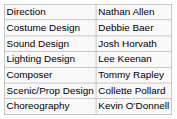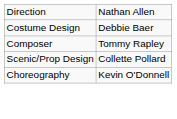- row: (38, 43)
- row: (41, 59)
